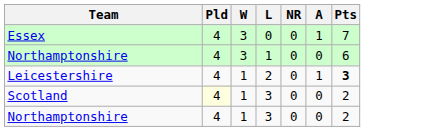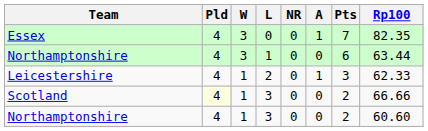+ column: (392, 15)
(346, 76) bold -> (346, 76) normal
